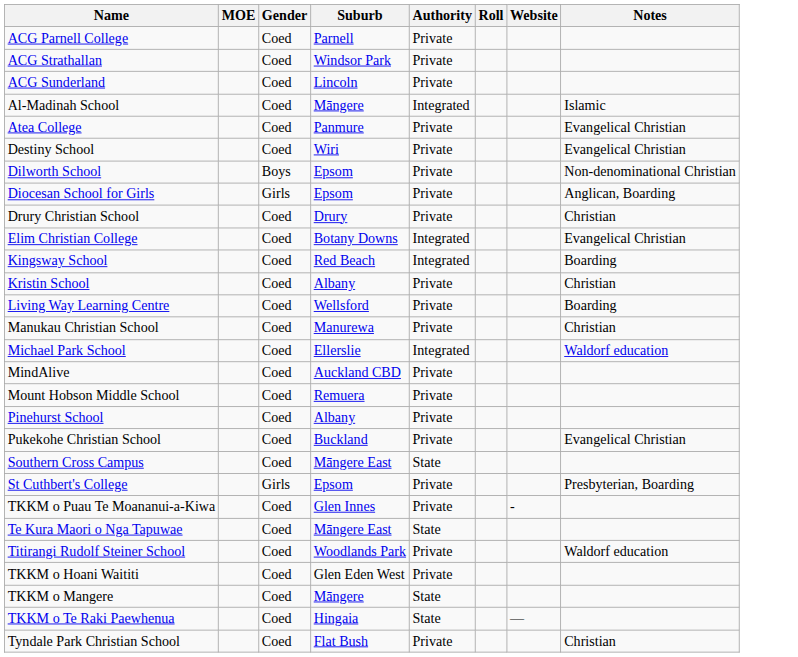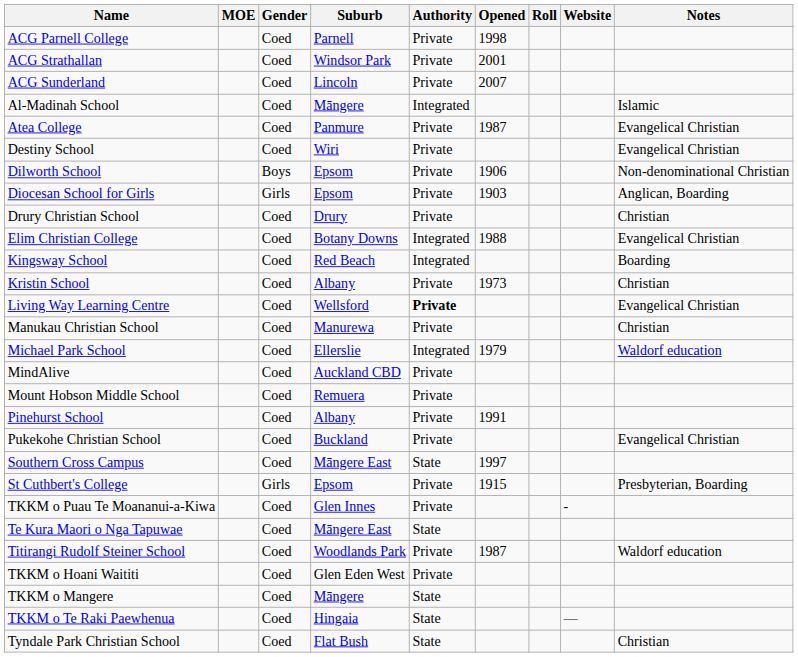+ column: (502, 15)
(432, 305) normal -> (434, 305) bold
(590, 305) Boarding -> (678, 305) Evangelical Christian
(432, 640) Private -> (427, 640) State
